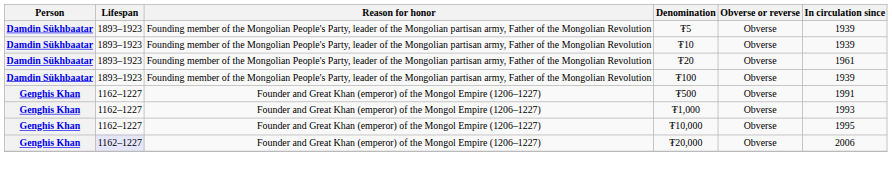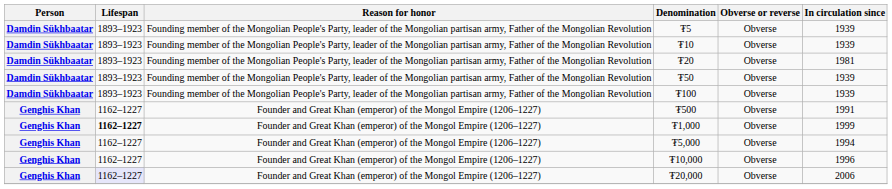(845, 61) 1961 -> (845, 61) 1981
+ row: (686, 77)
(120, 110) normal -> (120, 126) bold
(845, 110) 1993 -> (845, 126) 1999
+ row: (686, 143)
(845, 126) 1995 -> (845, 159) 1996
